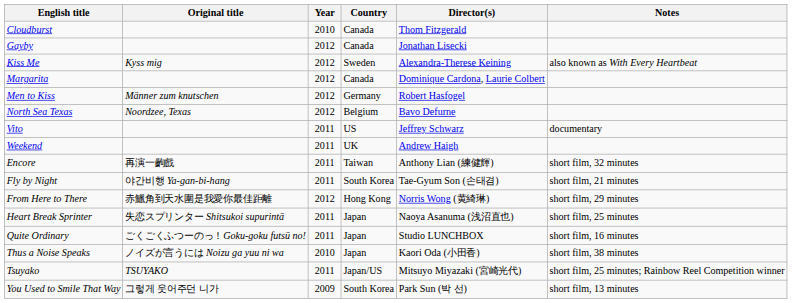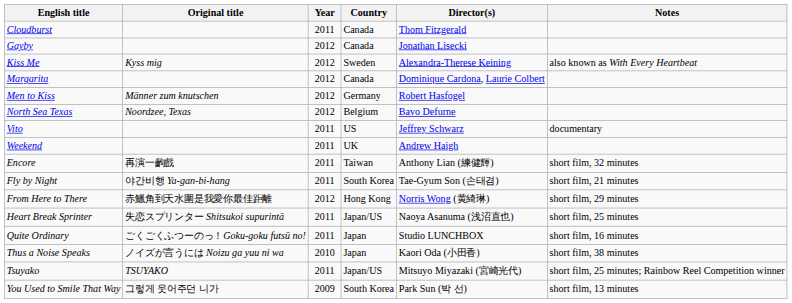(325, 29) 2010 -> (325, 29) 2011
(355, 217) Japan -> (363, 217) Japan/US
